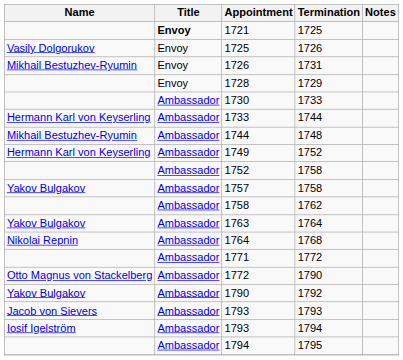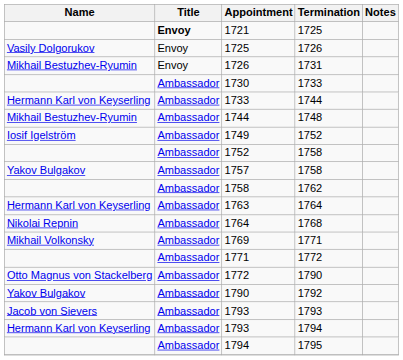- row: (237, 83)
(79, 153) Hermann Karl von Keyserling -> (41, 135) Iosif Igelström
(46, 223) Yakov Bulgakov -> (79, 205) Hermann Karl von Keyserling
+ row: (237, 240)
(41, 328) Iosif Igelström -> (79, 328) Hermann Karl von Keyserling
